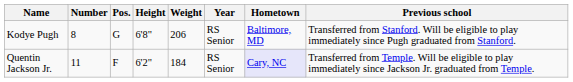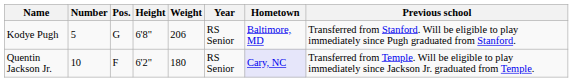(73, 35) 8 -> (73, 35) 5
(76, 63) 11 -> (76, 63) 10
(178, 63) 184 -> (178, 63) 180
